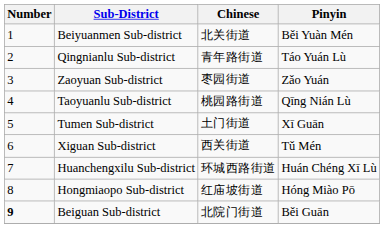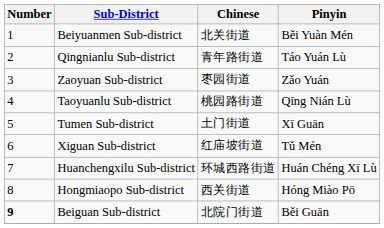(226, 145) 西关街道 -> (232, 145) 红庙坡街道
(232, 189) 红庙坡街道 -> (226, 189) 西关街道
